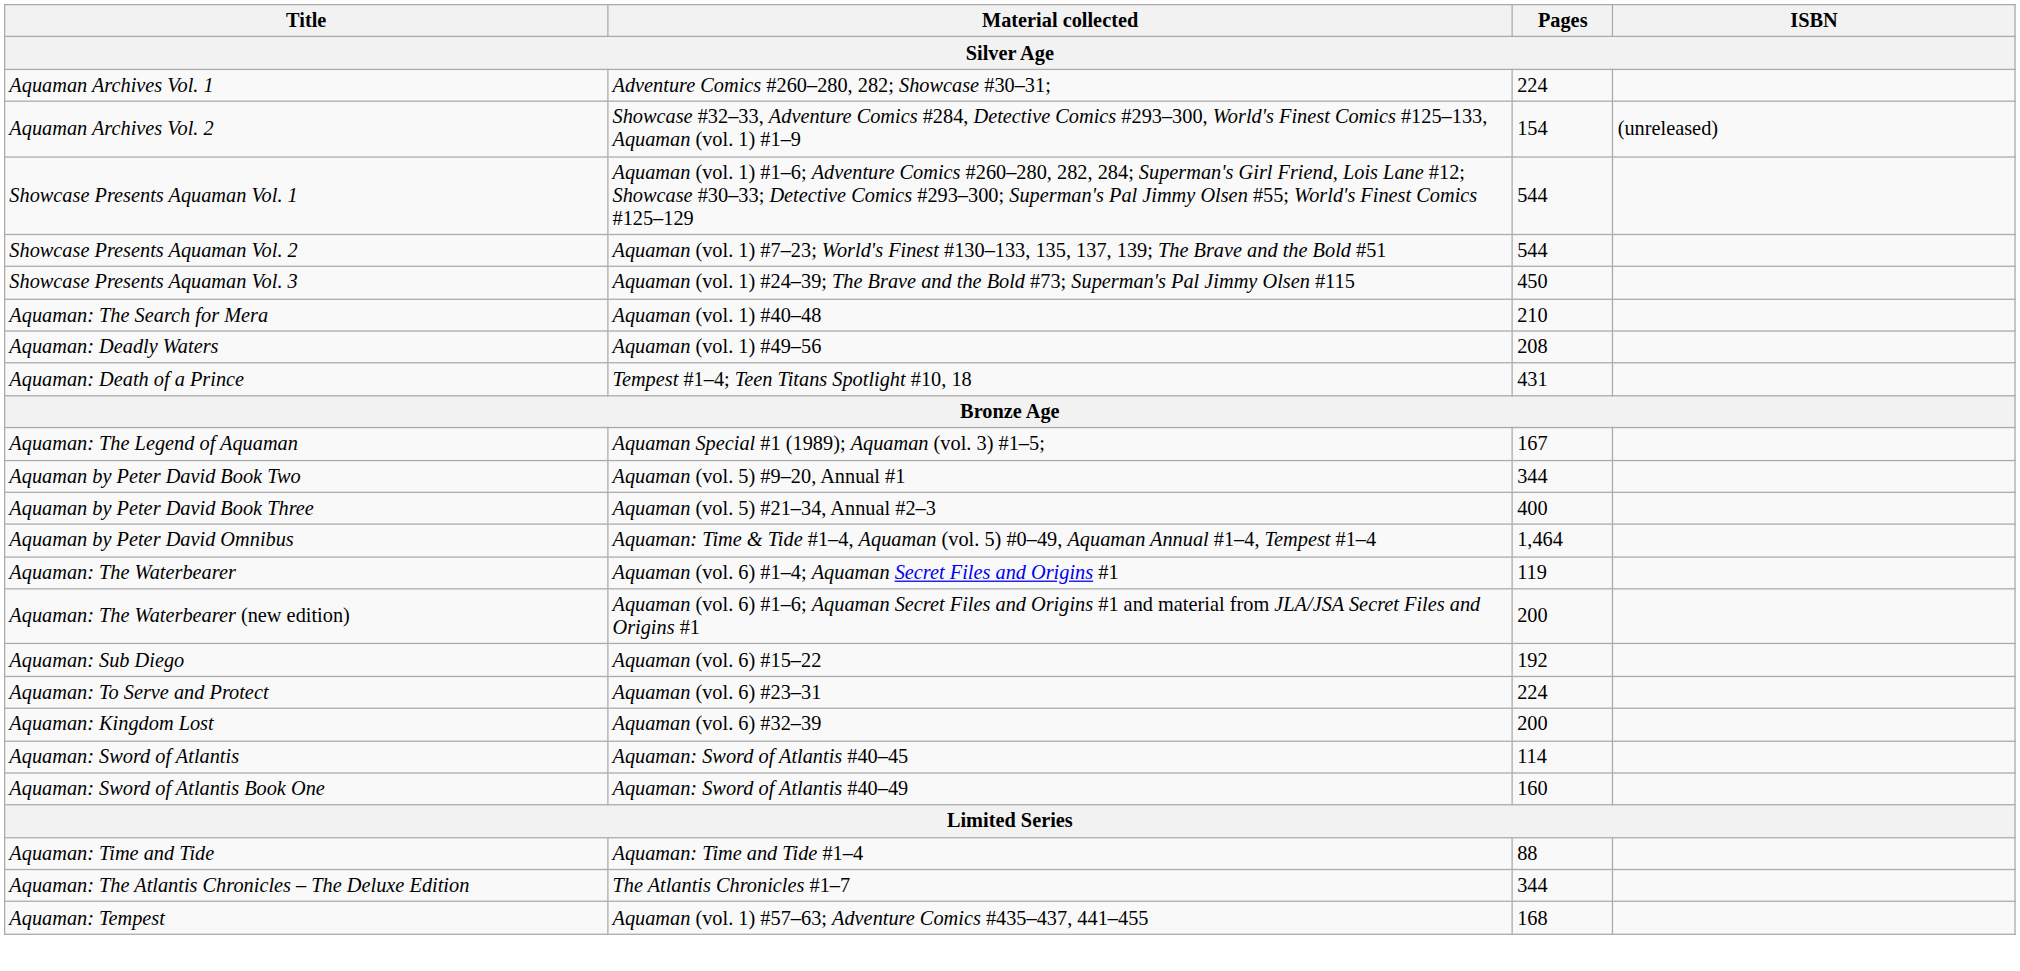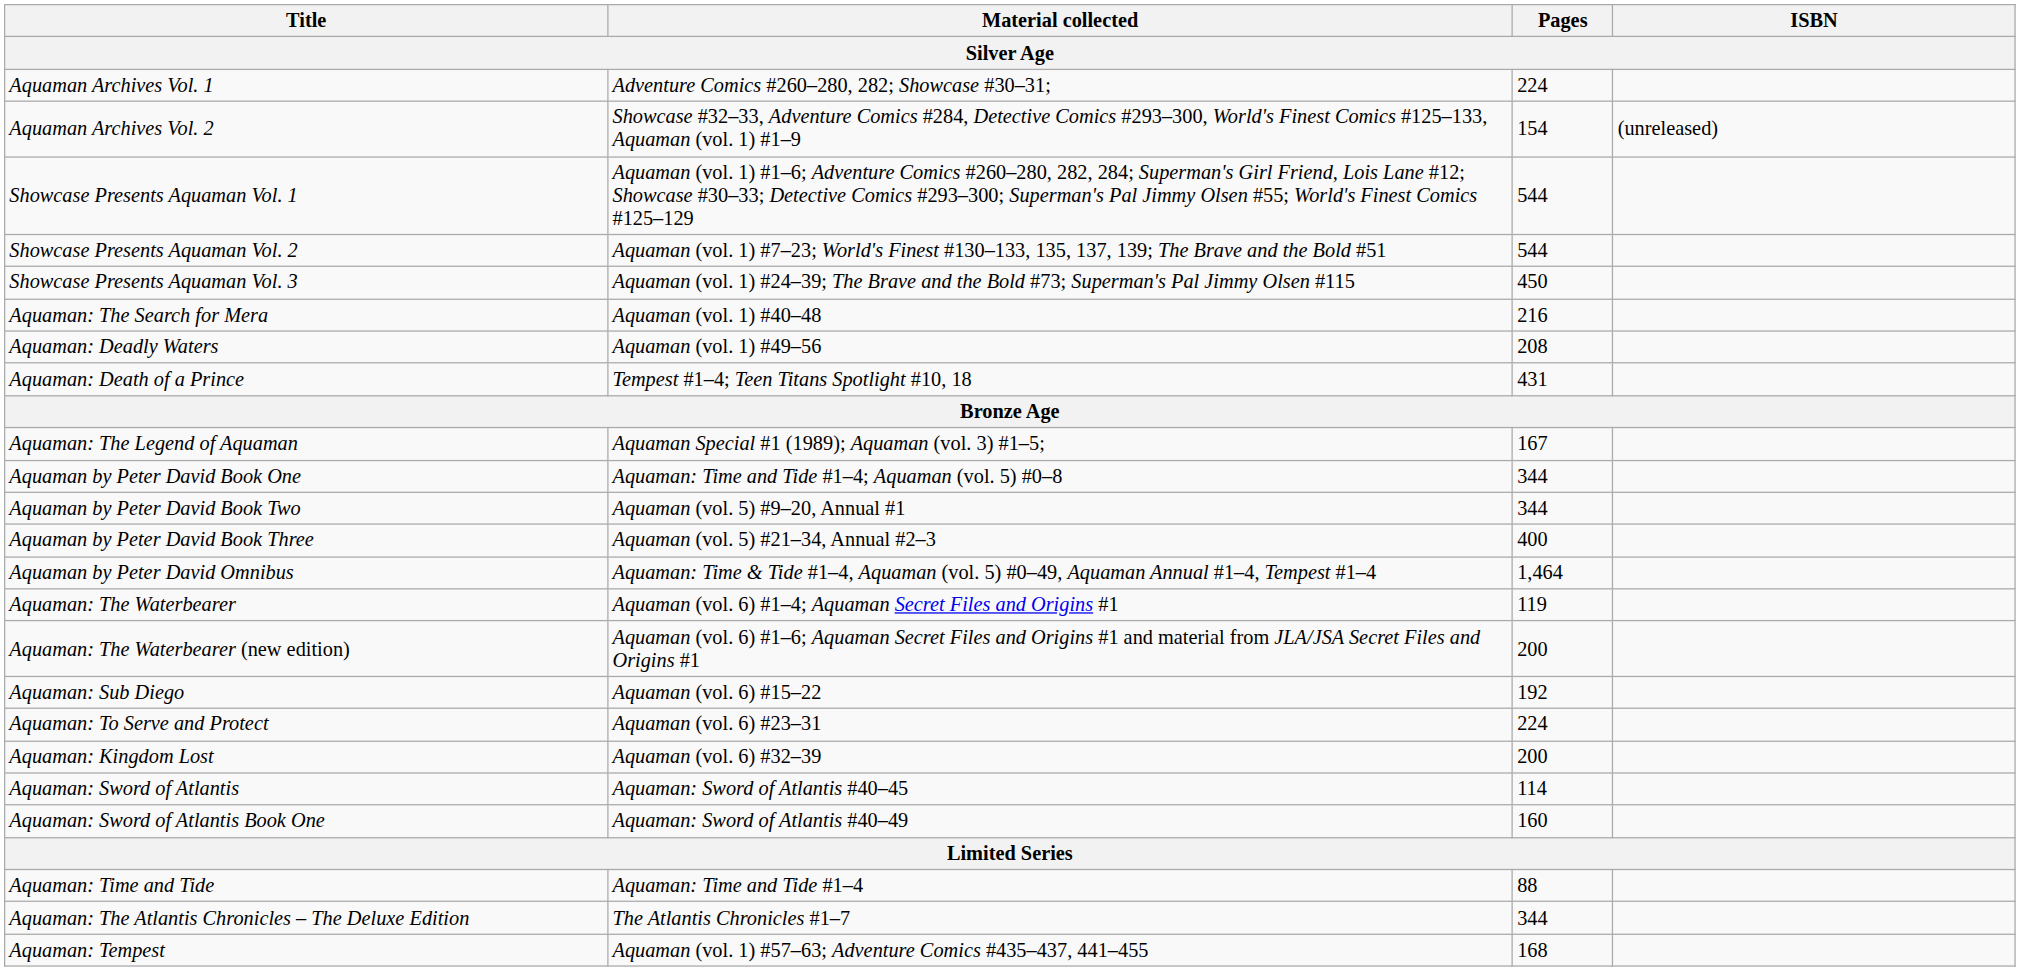(1532, 314) 210 -> (1532, 314) 216
+ row: (155, 475)
